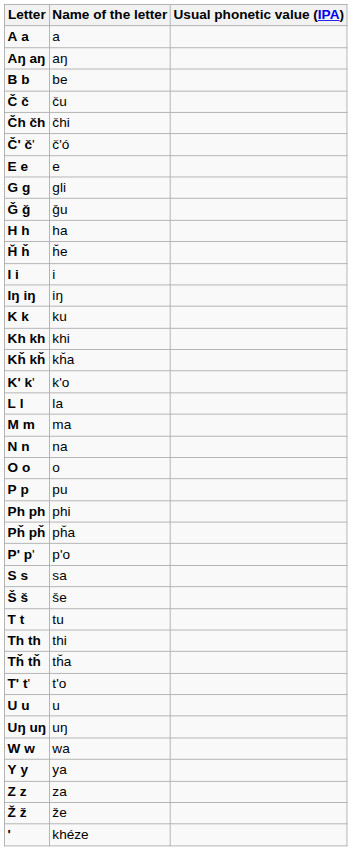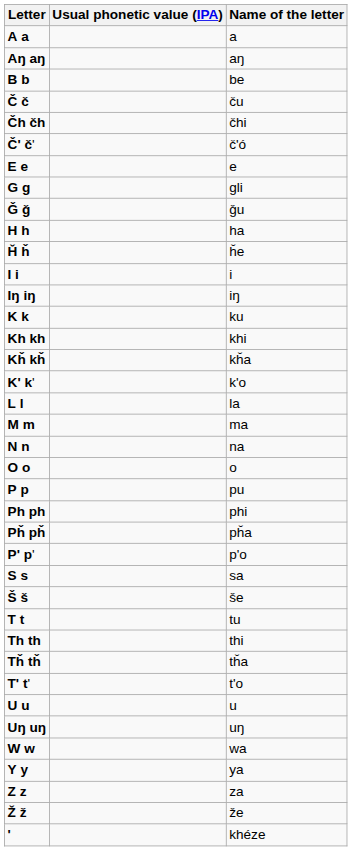columns swapped: (110, 15) <-> (259, 15)
